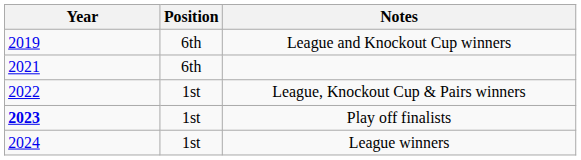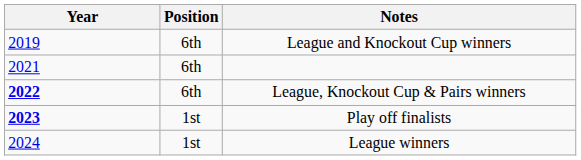(24, 92) normal -> (24, 92) bold
(191, 92) 1st -> (191, 92) 6th
